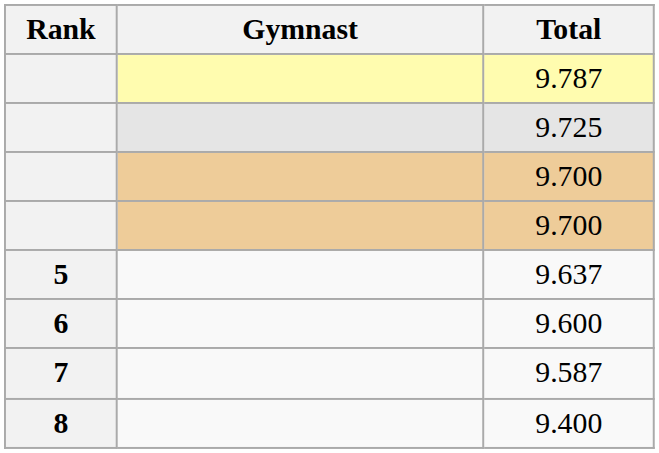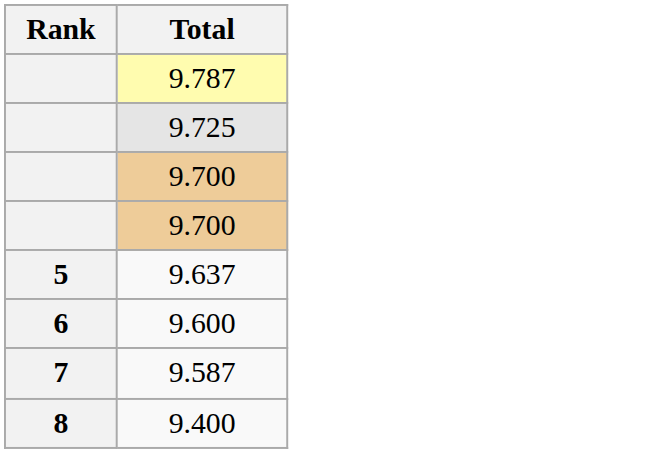- column: (300, 29)
